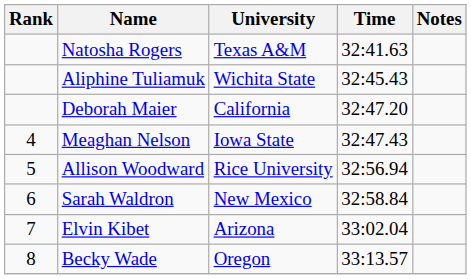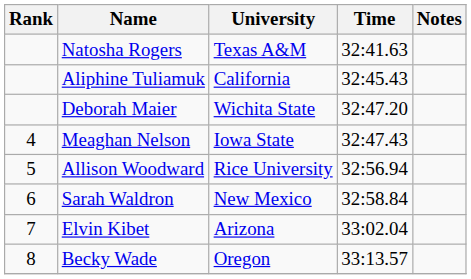(264, 79) Wichita State -> (252, 79) California
(252, 109) California -> (264, 109) Wichita State
